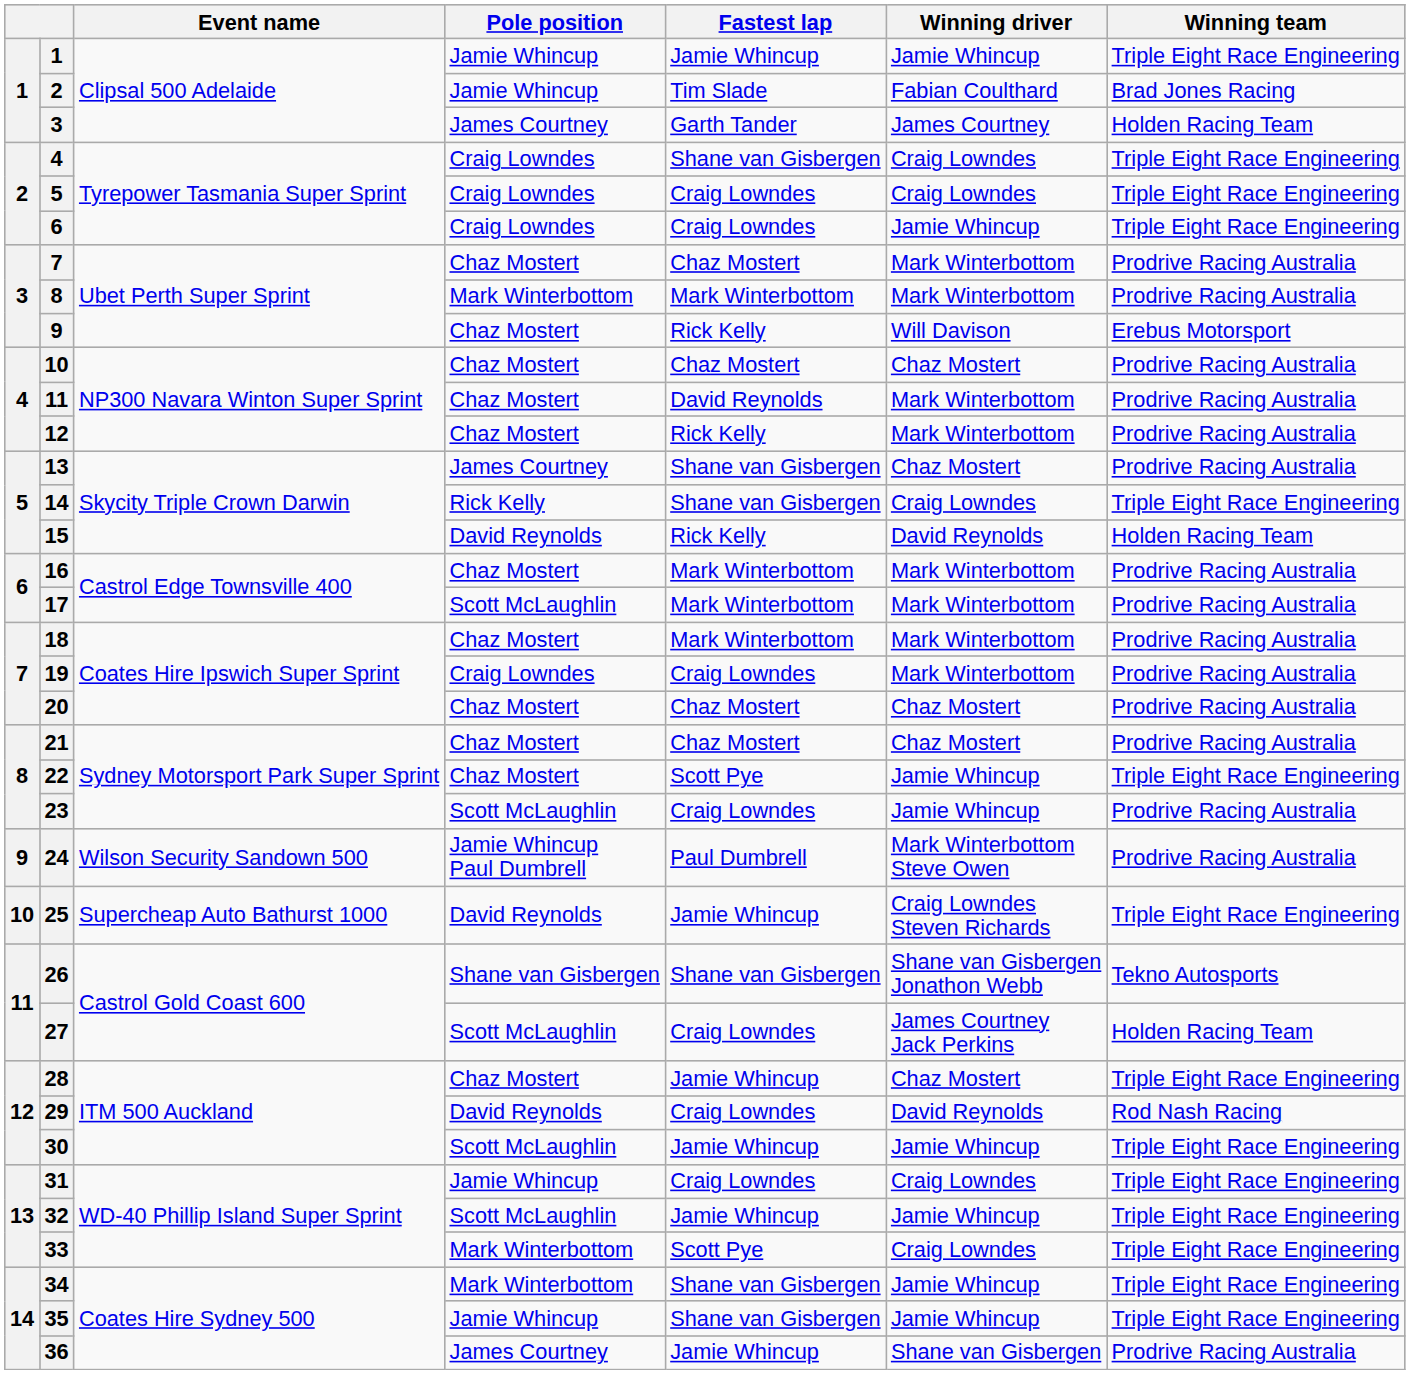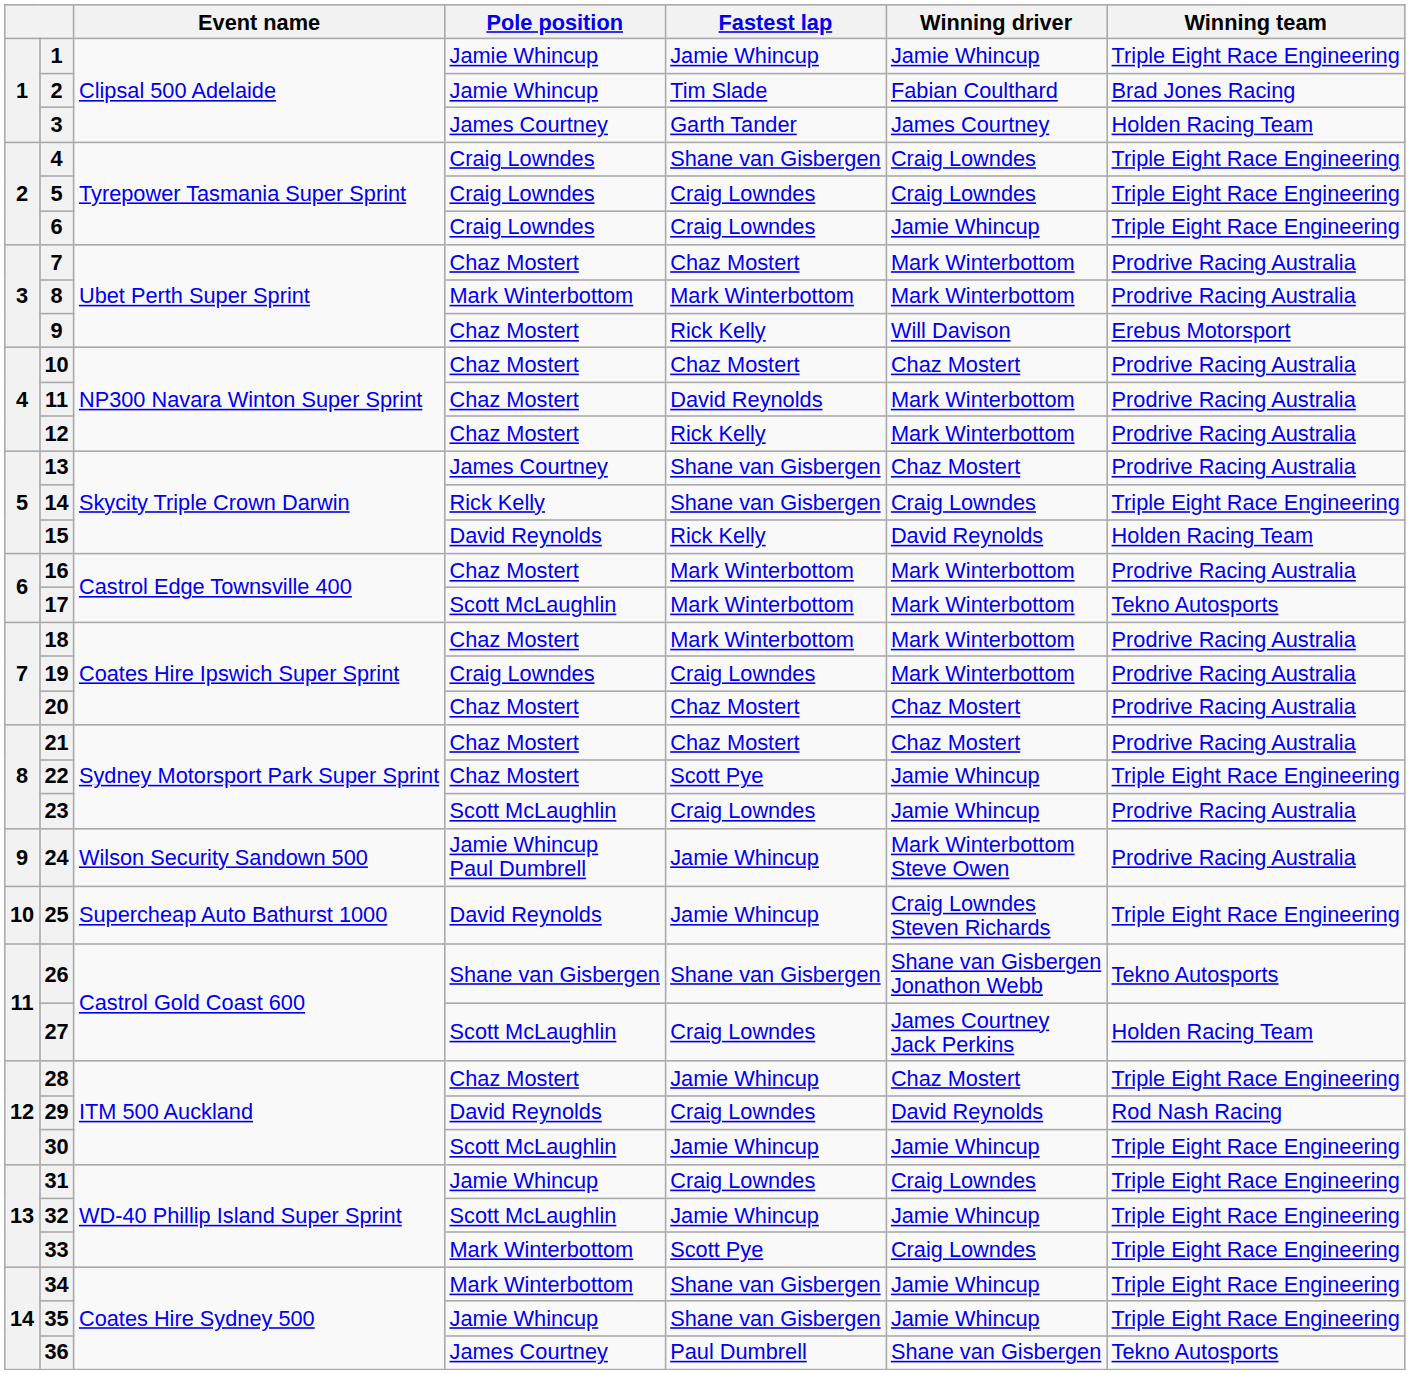(1234, 605) Prodrive Racing Australia -> (1195, 605) Tekno Autosports
(738, 857) Paul Dumbrell -> (745, 857) Jamie Whincup
(745, 1352) Jamie Whincup -> (738, 1352) Paul Dumbrell
(1234, 1352) Prodrive Racing Australia -> (1195, 1352) Tekno Autosports
